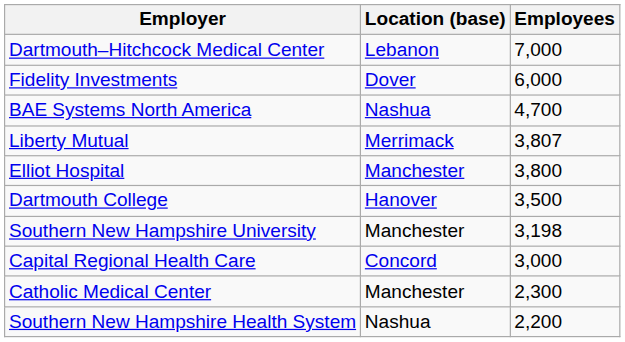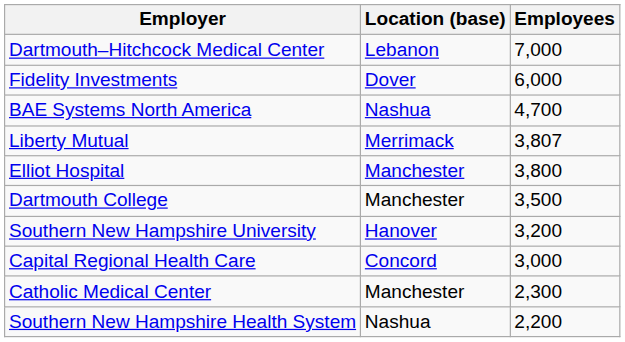(401, 200) Hanover -> (415, 200) Manchester
(415, 230) Manchester -> (401, 230) Hanover
(538, 230) 3,198 -> (538, 230) 3,200
